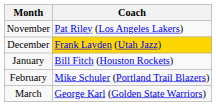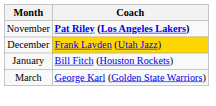(119, 28) normal -> (122, 28) bold
- row: (28, 77)
